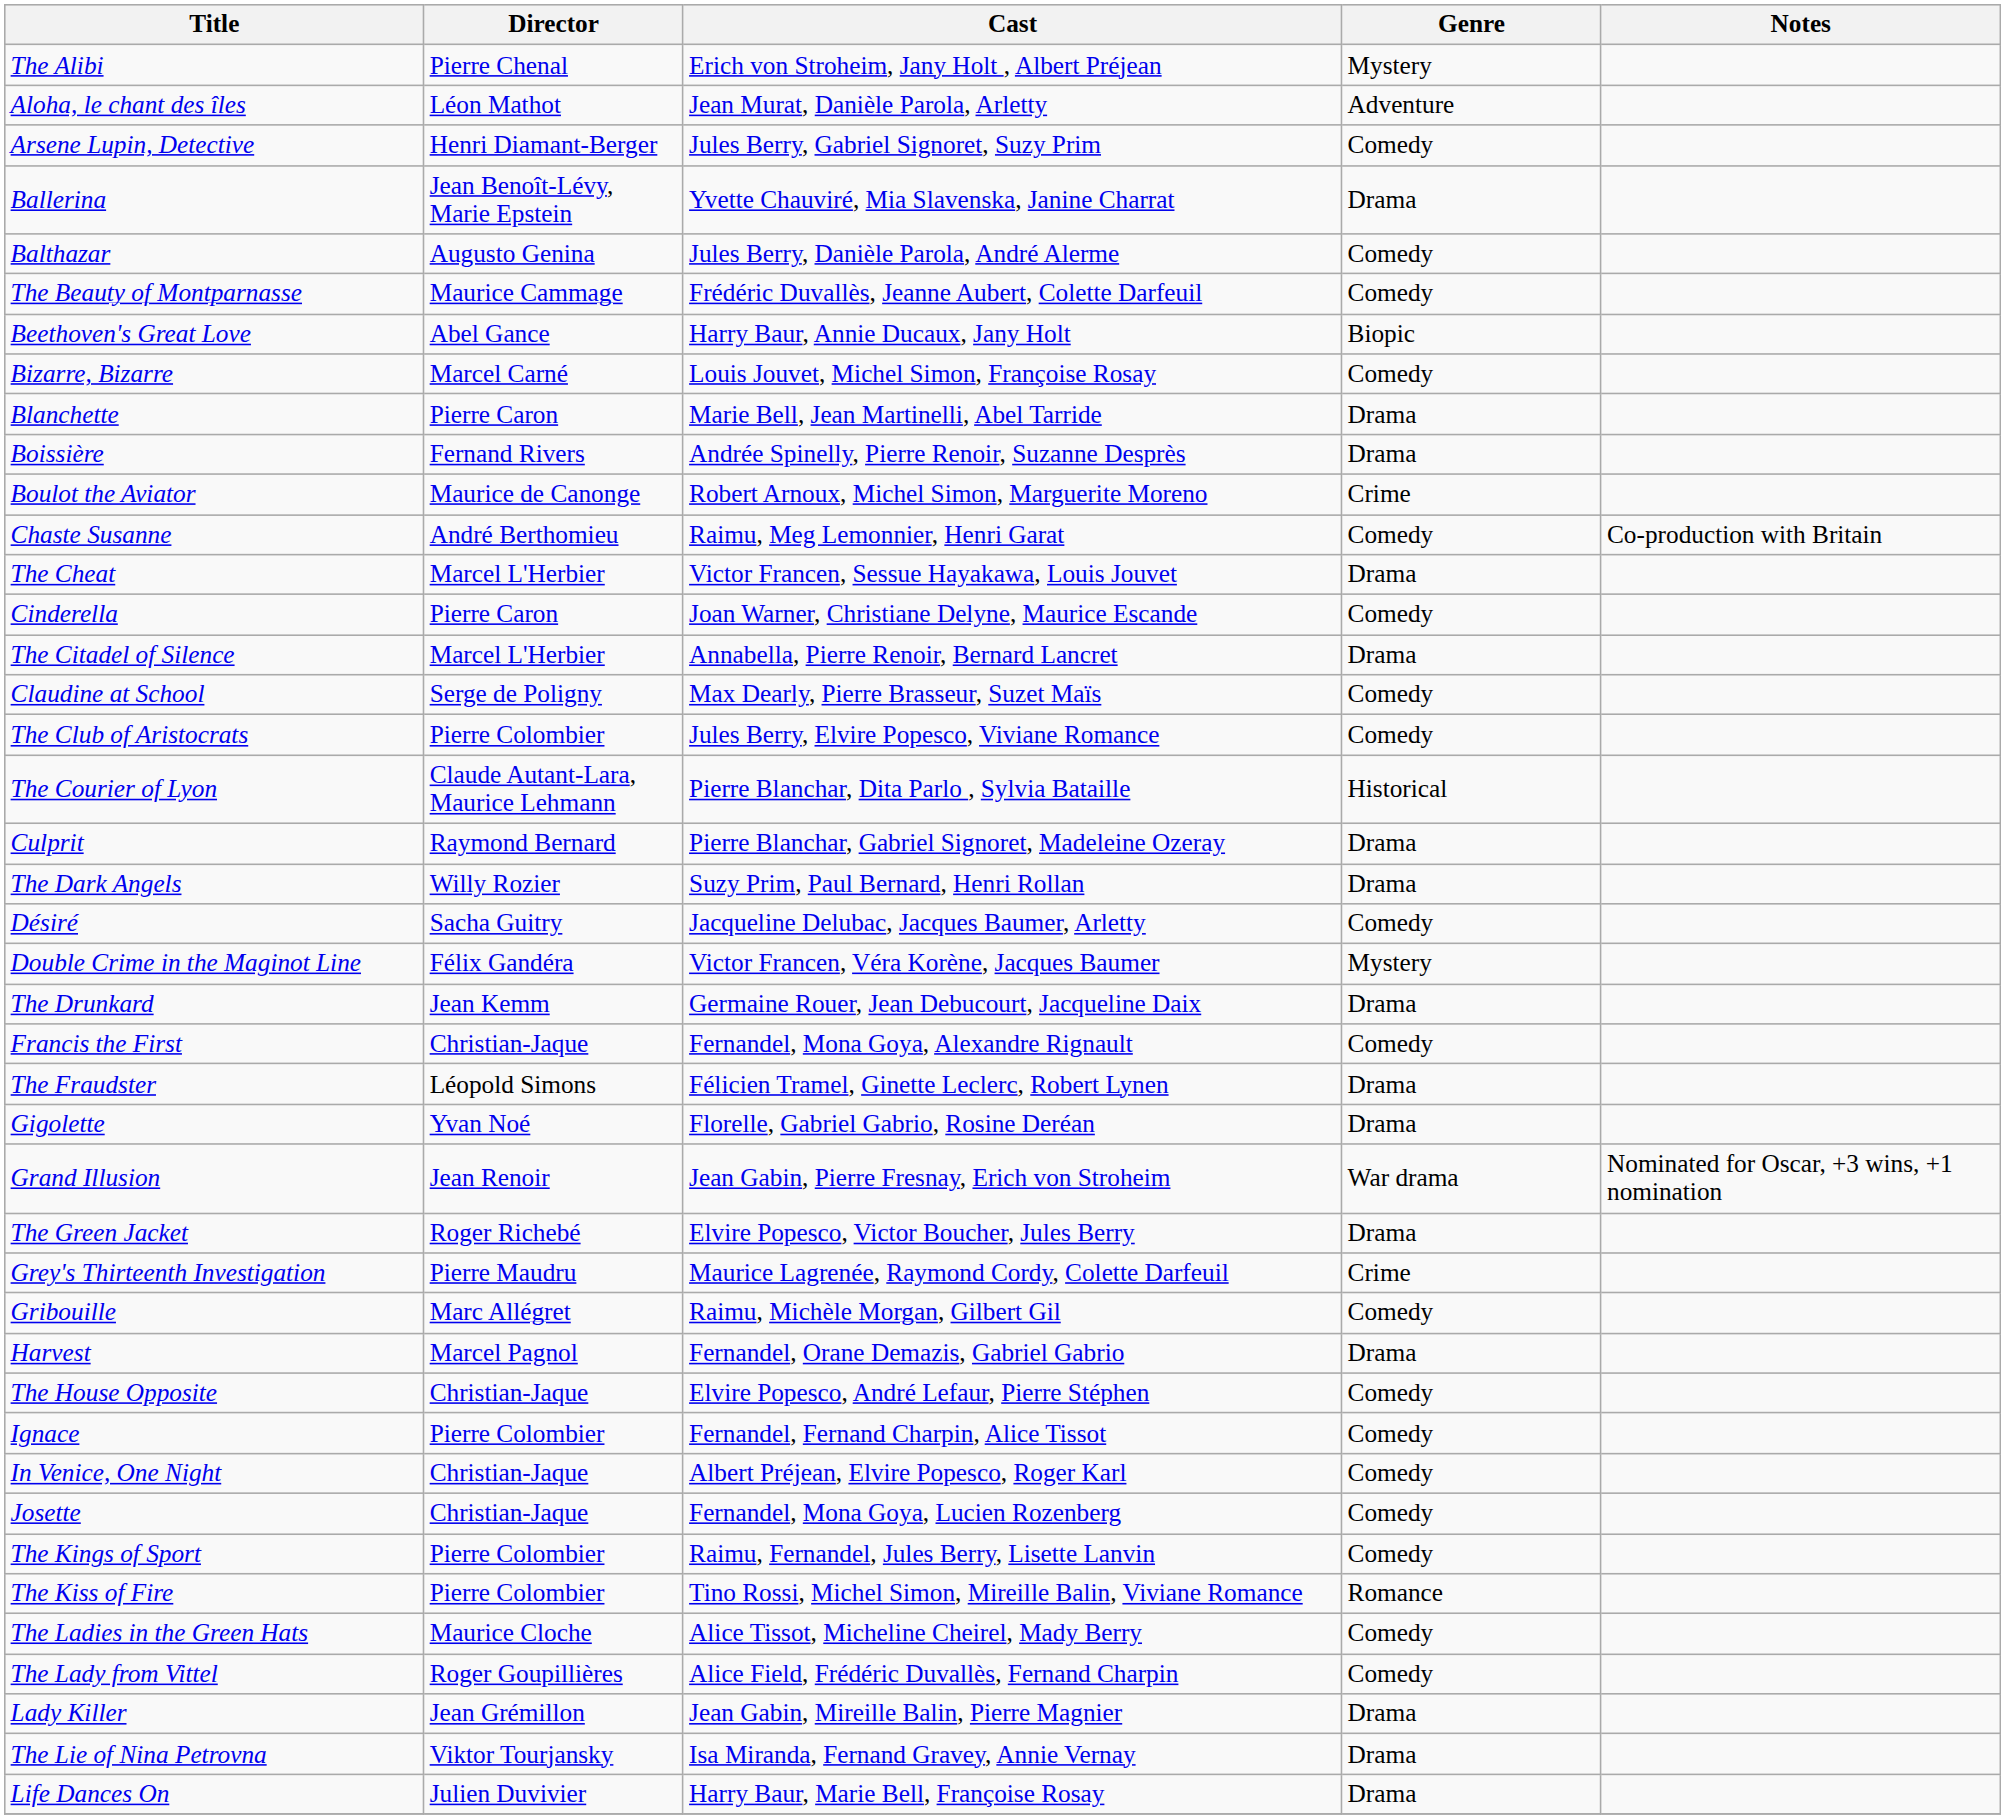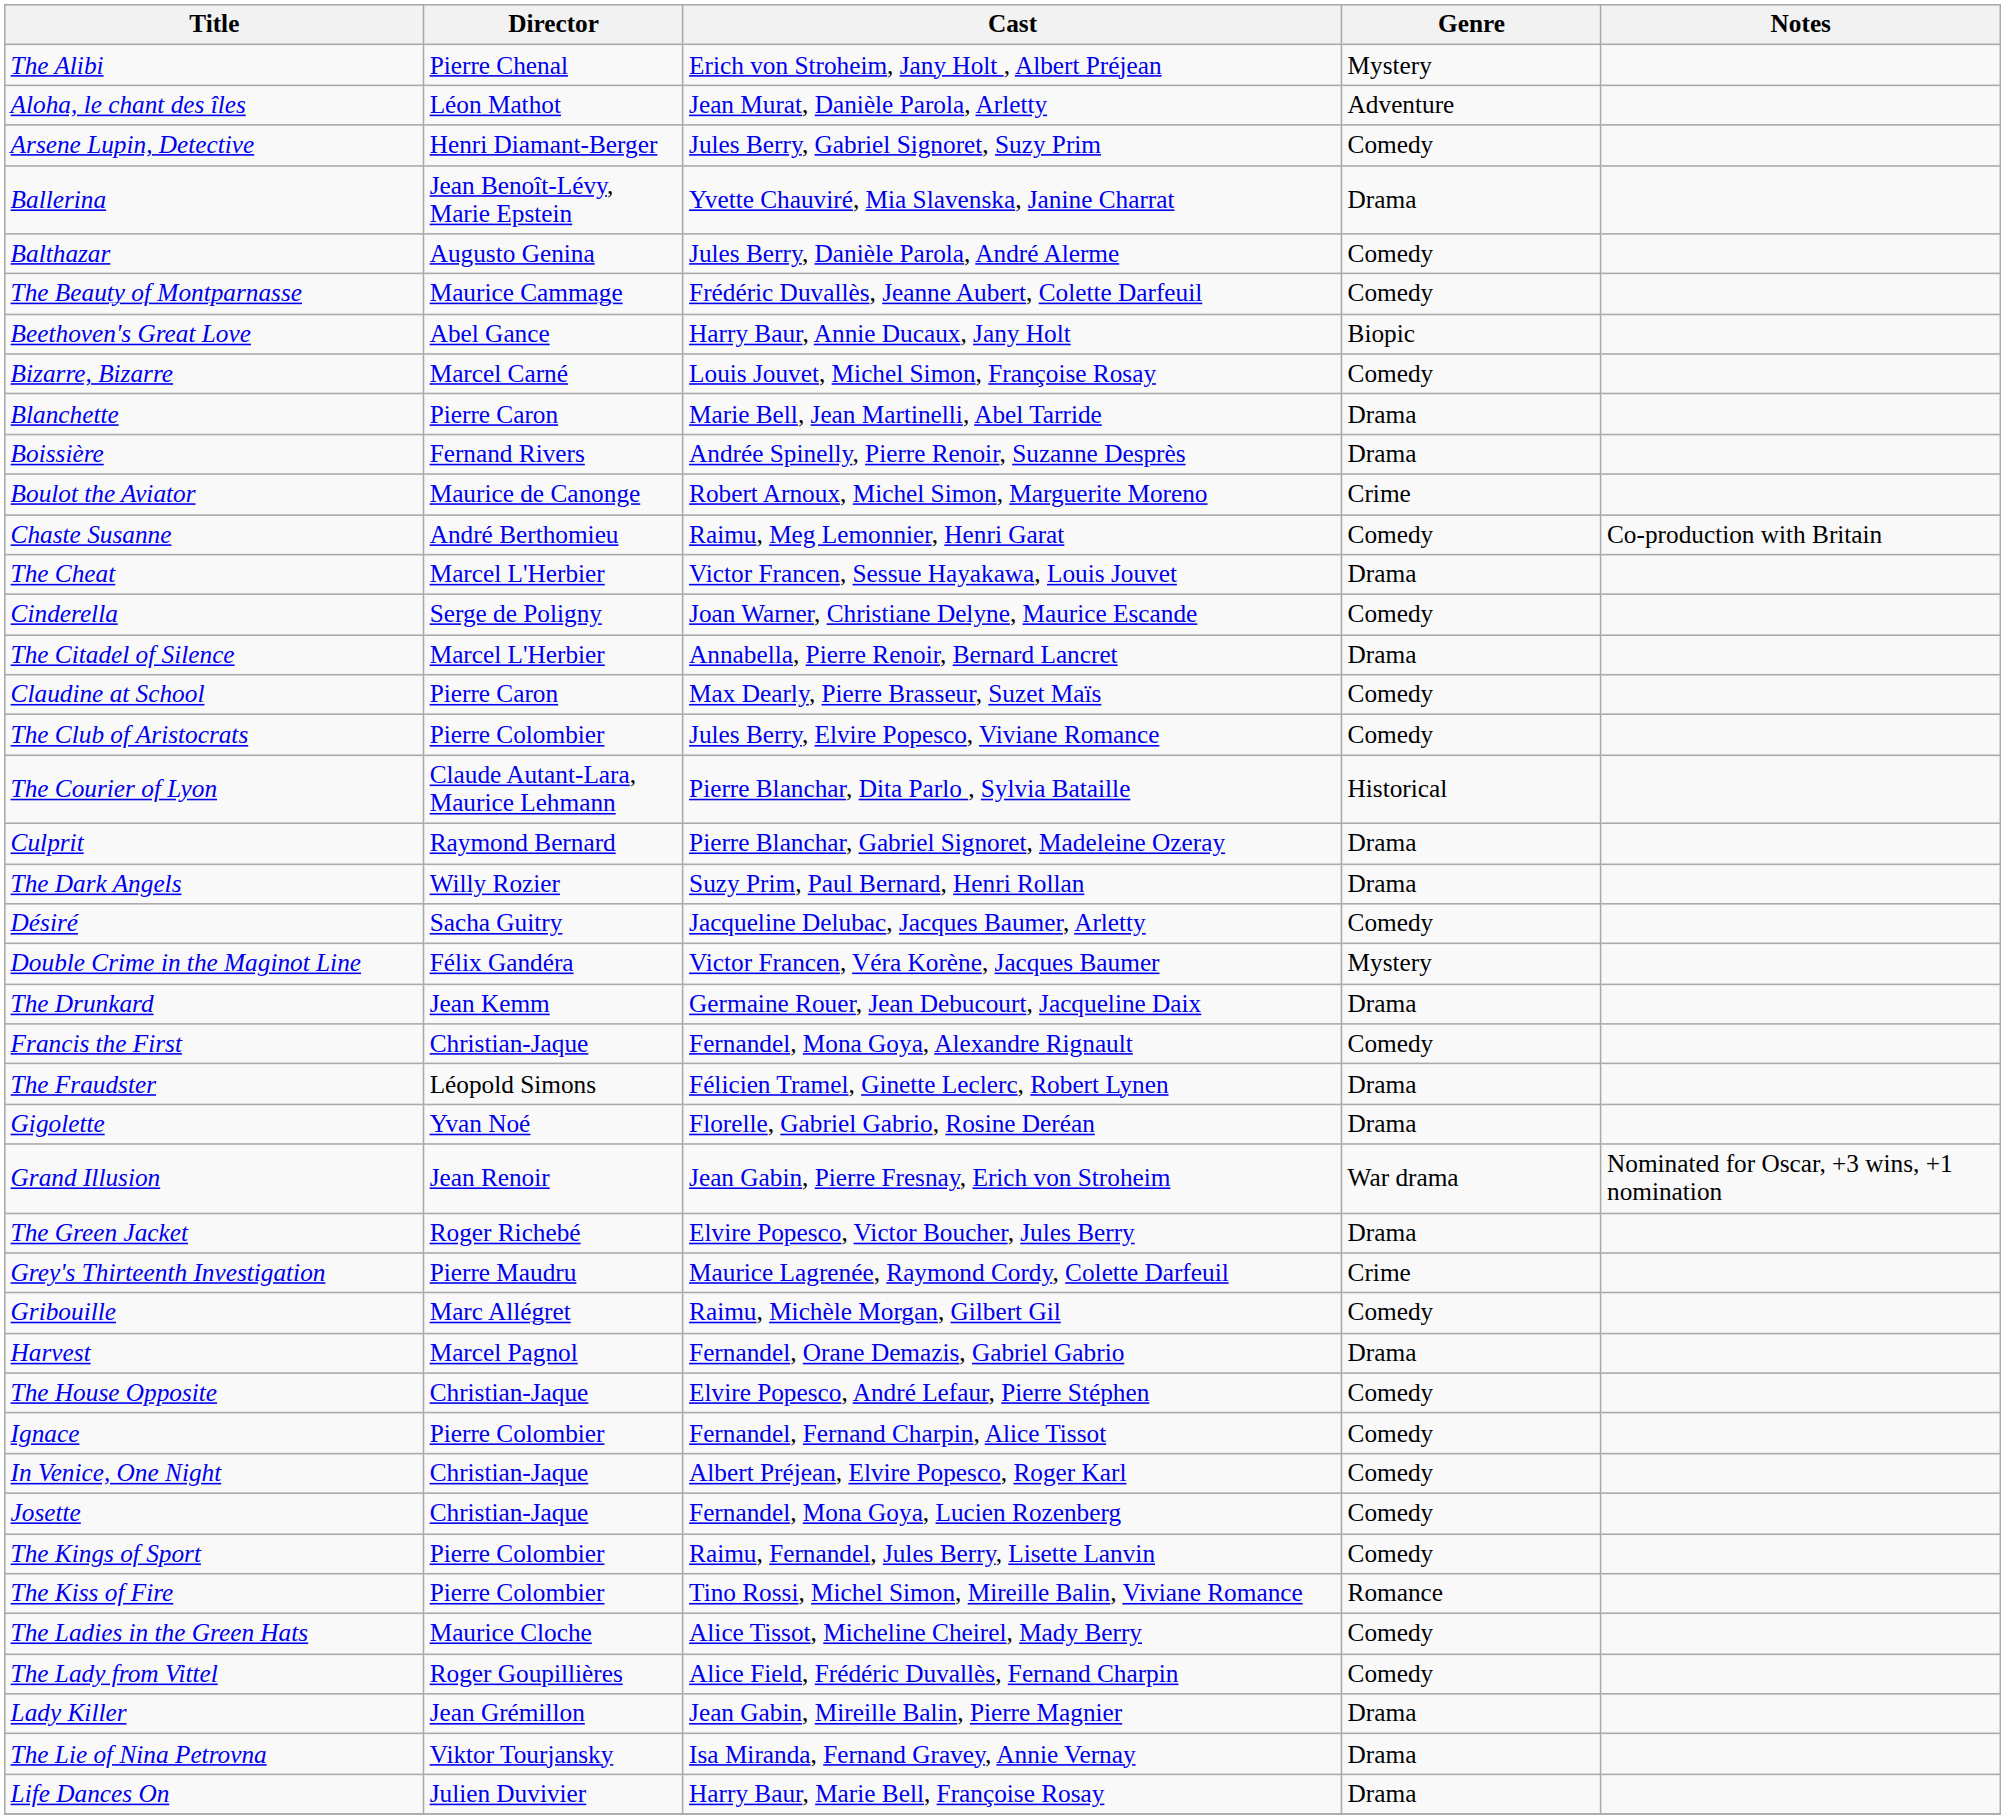(494, 614) Pierre Caron -> (516, 614) Serge de Poligny
(516, 694) Serge de Poligny -> (494, 694) Pierre Caron
